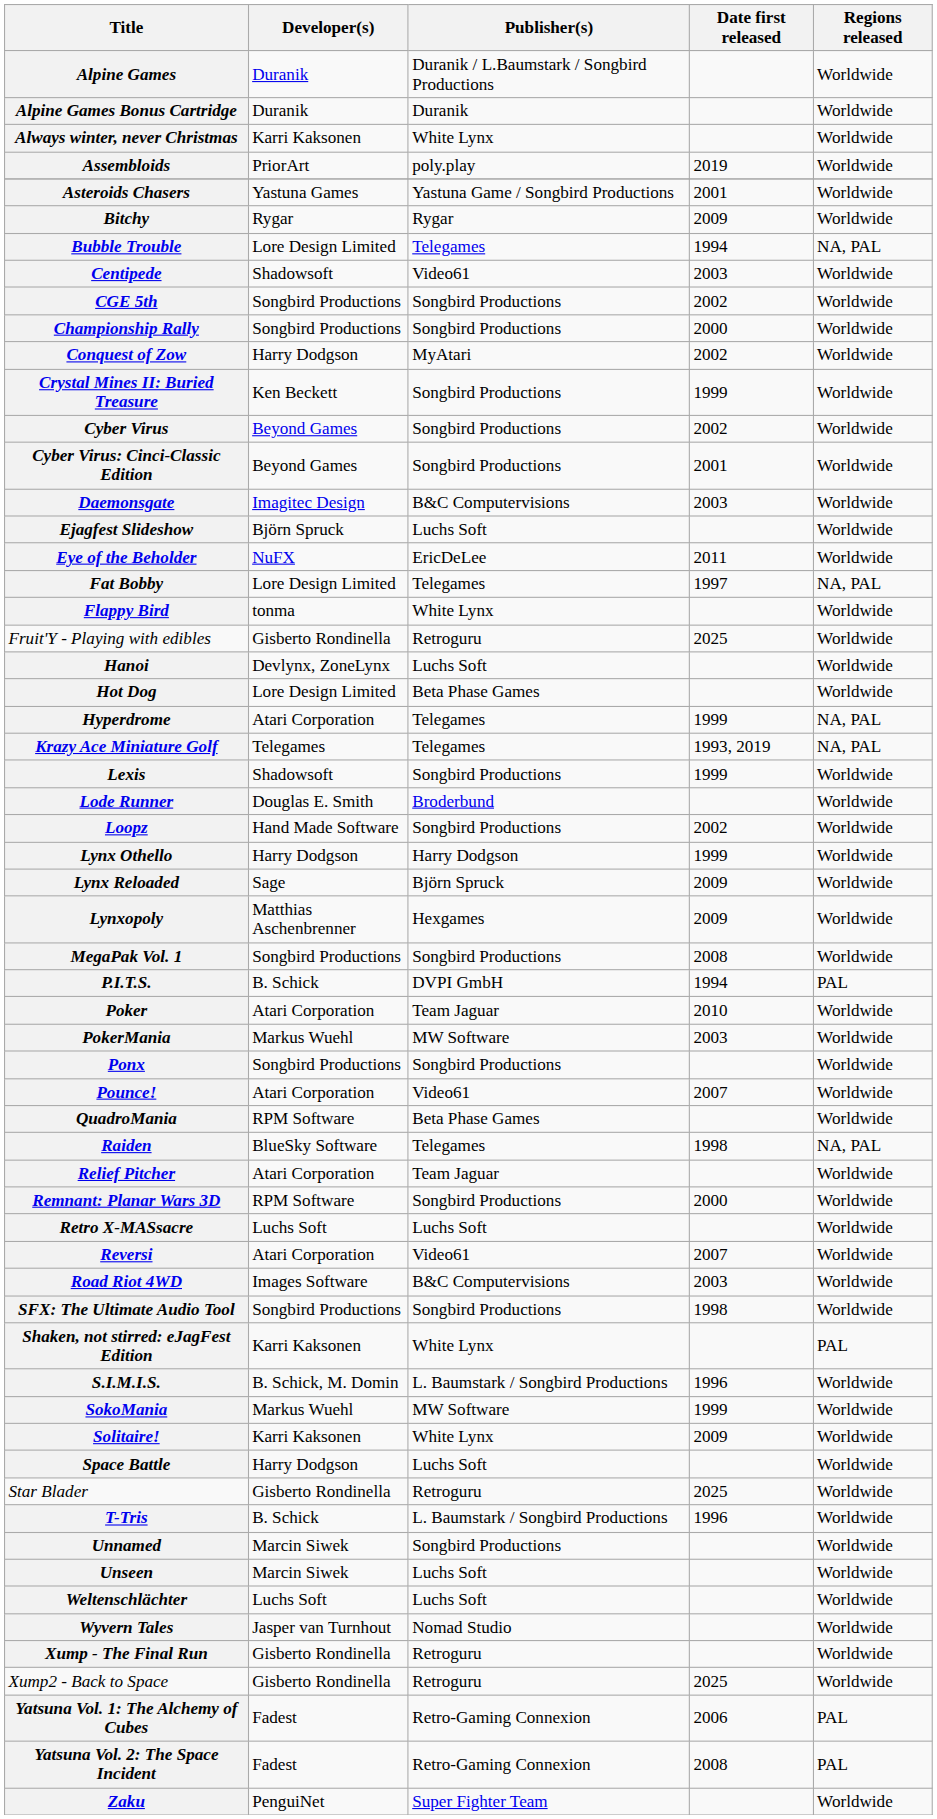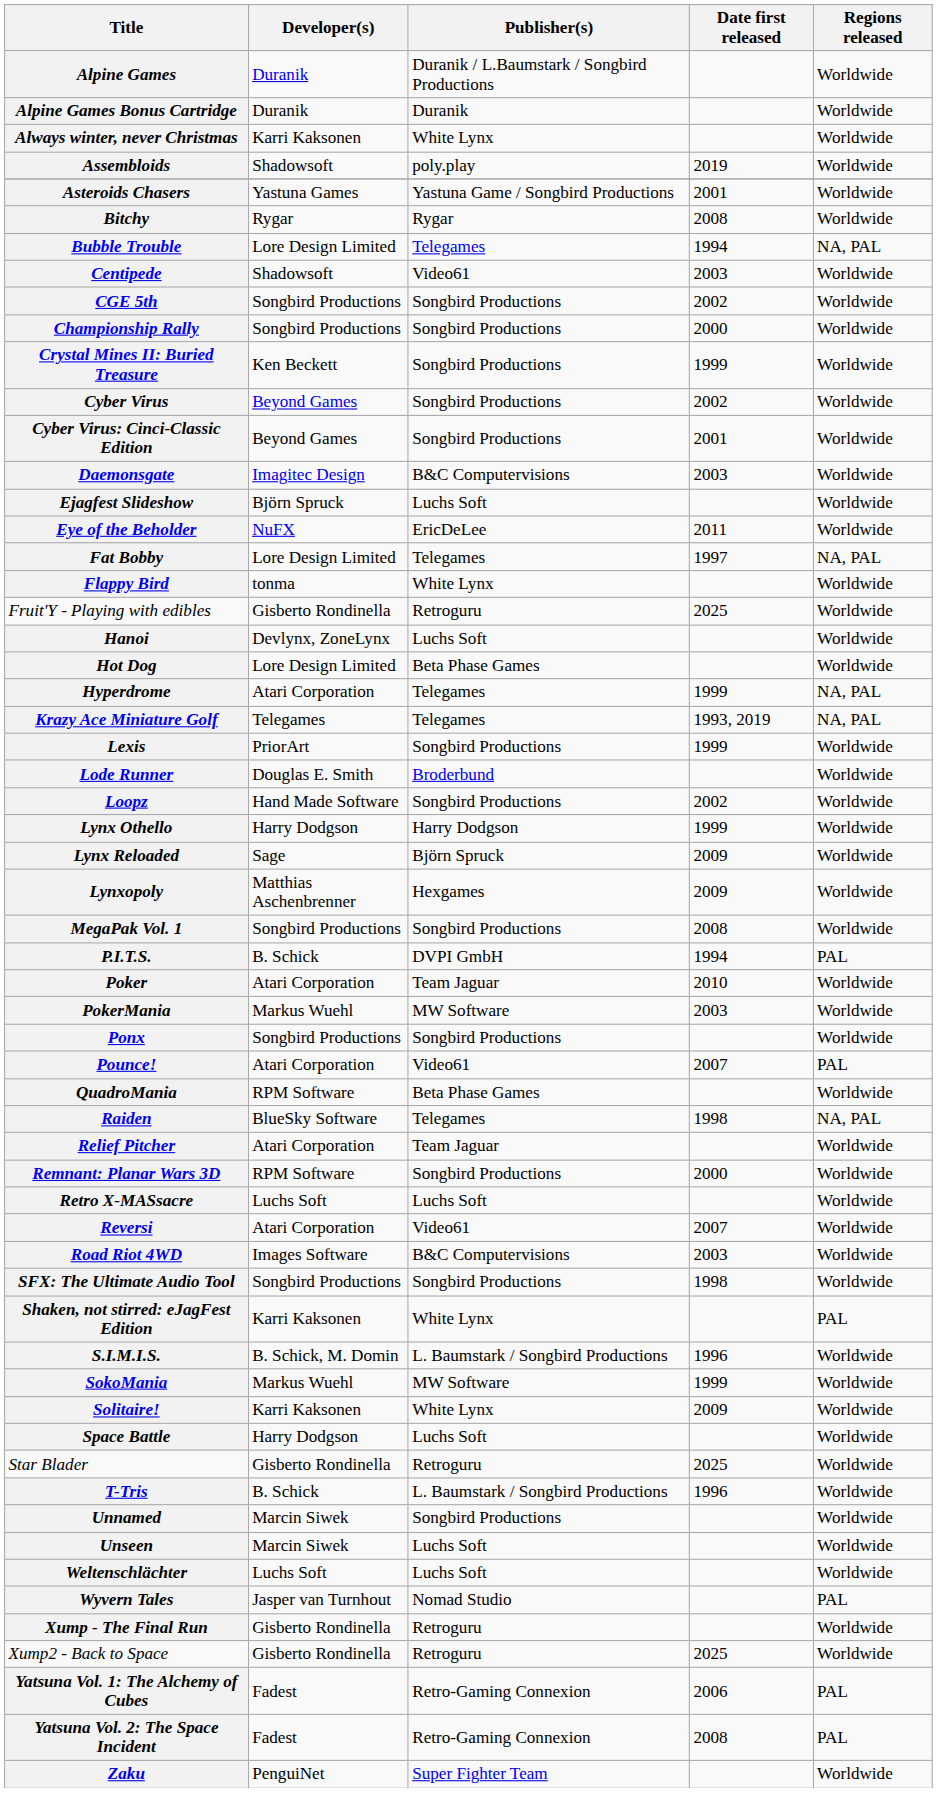(281, 165) PriorArt -> (293, 165) Shadowsoft
(711, 219) 2009 -> (711, 219) 2008
- row: (126, 355)
(293, 773) Shadowsoft -> (281, 746) PriorArt
(855, 1091) Worldwide -> (832, 1064) PAL
(855, 1626) Worldwide -> (832, 1599) PAL
